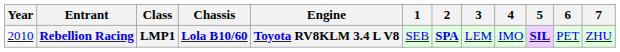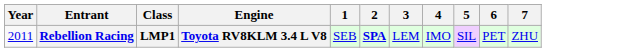- column: (214, 14)
(20, 36) 2010 -> (20, 36) 2011
(540, 36) bold -> (467, 36) normal
